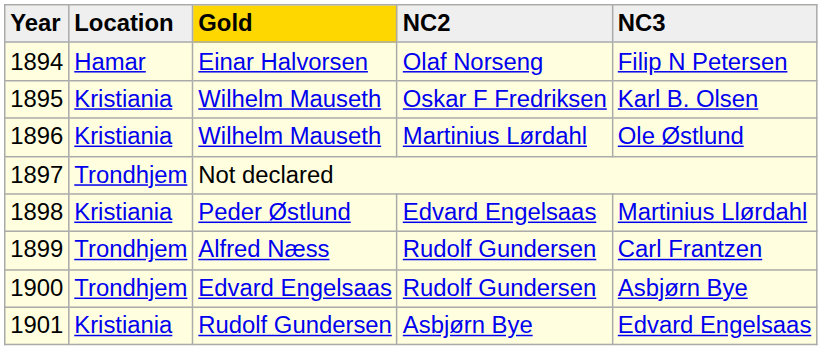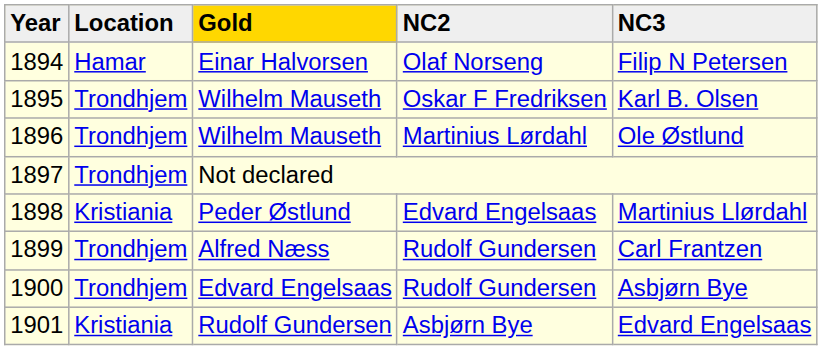(123, 99) Kristiania -> (131, 99) Trondhjem
(123, 136) Kristiania -> (131, 136) Trondhjem
